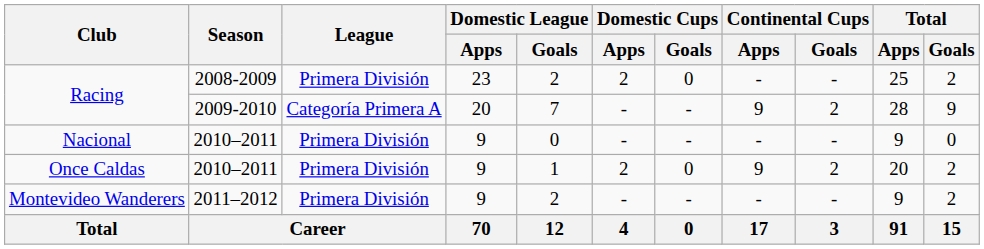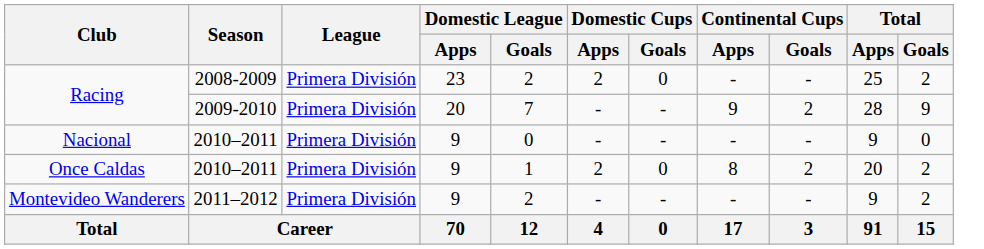(364, 109) Categoría Primera A -> (351, 109) Primera División
(759, 169) 9 -> (733, 169) 8
